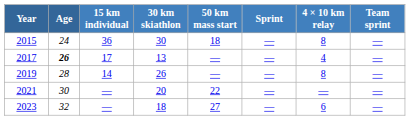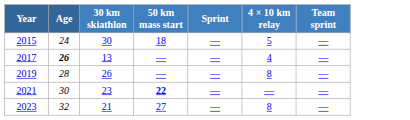- column: (107, 18)
(323, 41) 8 -> (269, 41) 5
(161, 91) 20 -> (107, 91) 23
(215, 91) normal -> (161, 91) bold
(161, 107) 18 -> (107, 107) 21
(323, 107) 6 -> (269, 107) 8
